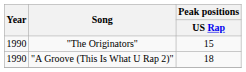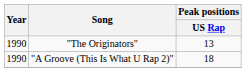(209, 43) 15 -> (209, 43) 13
